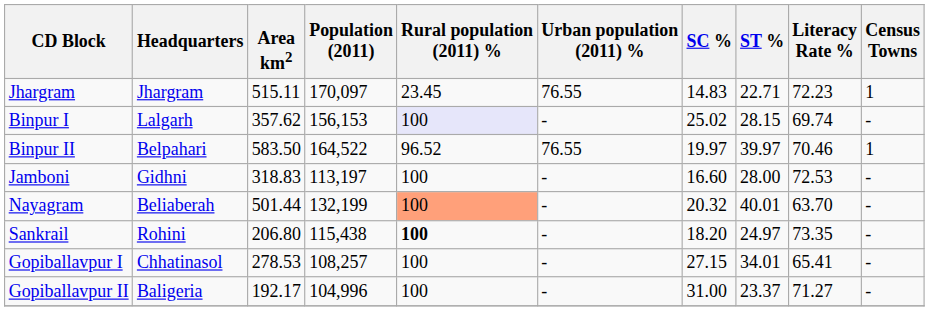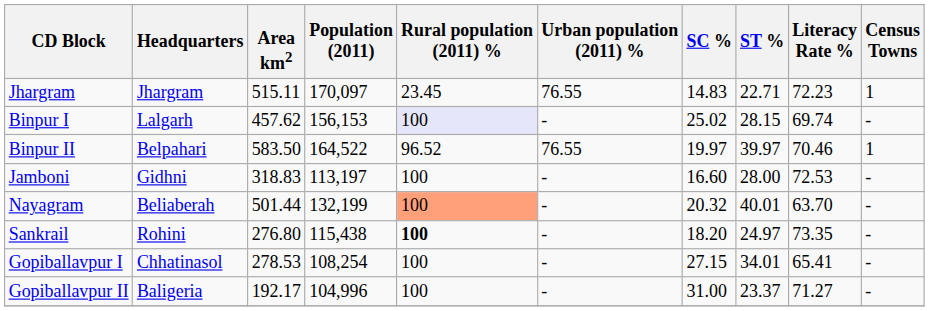(276, 120) 357.62 -> (276, 120) 457.62
(276, 234) 206.80 -> (276, 234) 276.80
(338, 262) 108,257 -> (338, 262) 108,254
